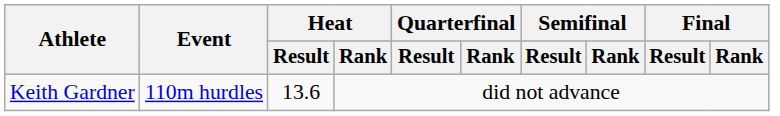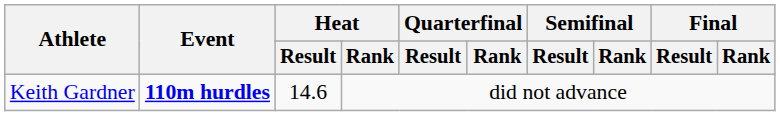(204, 92) normal -> (207, 92) bold
(301, 92) 13.6 -> (308, 92) 14.6
